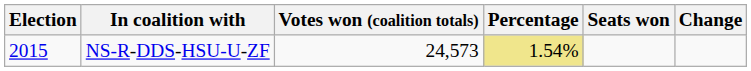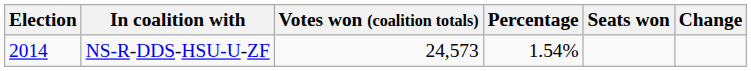(28, 50) 2015 -> (28, 50) 2014
(554, 50) khaki background -> (554, 50) no background
